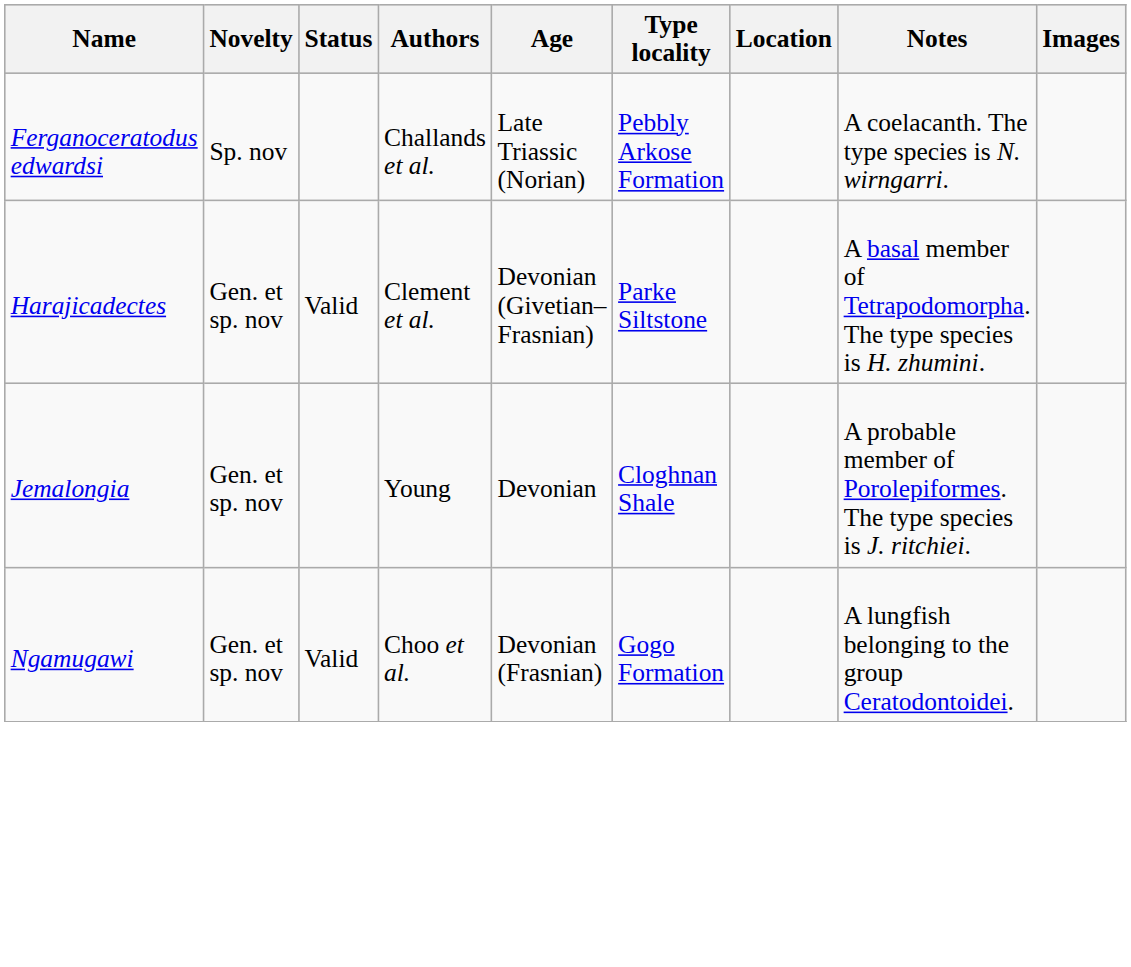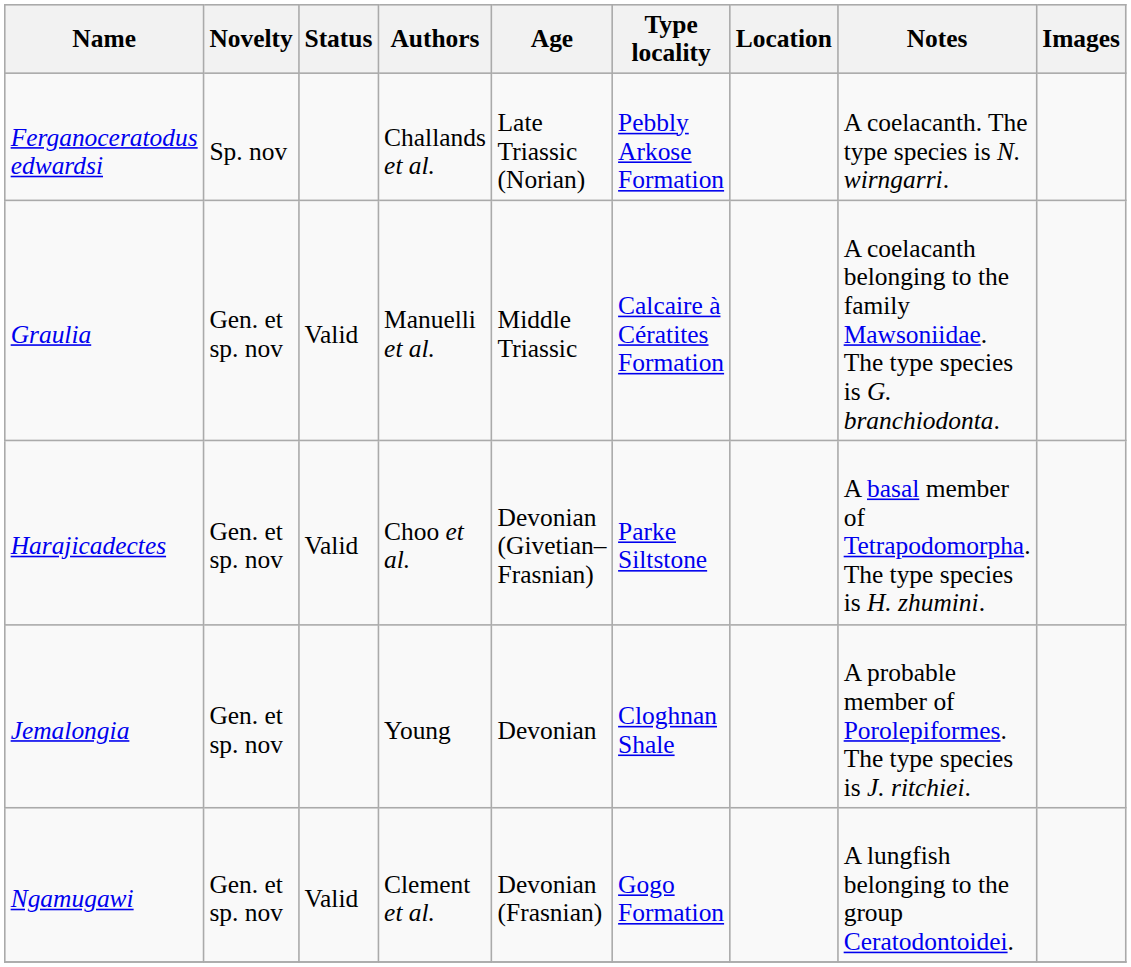+ row: (51, 334)
(427, 305) Clement et al. -> (424, 546) Choo et al.
(424, 658) Choo et al. -> (427, 898) Clement et al.
